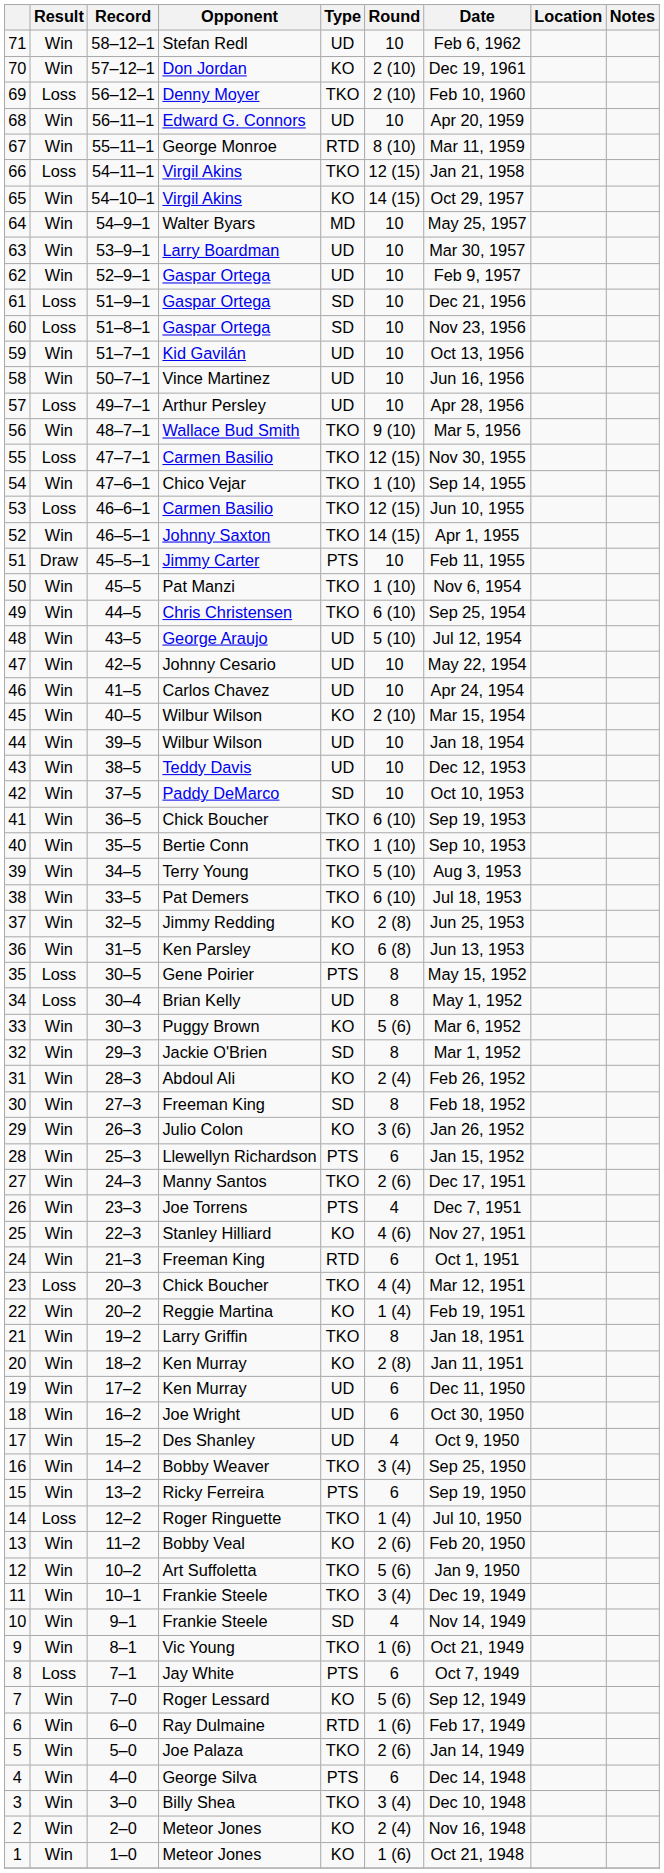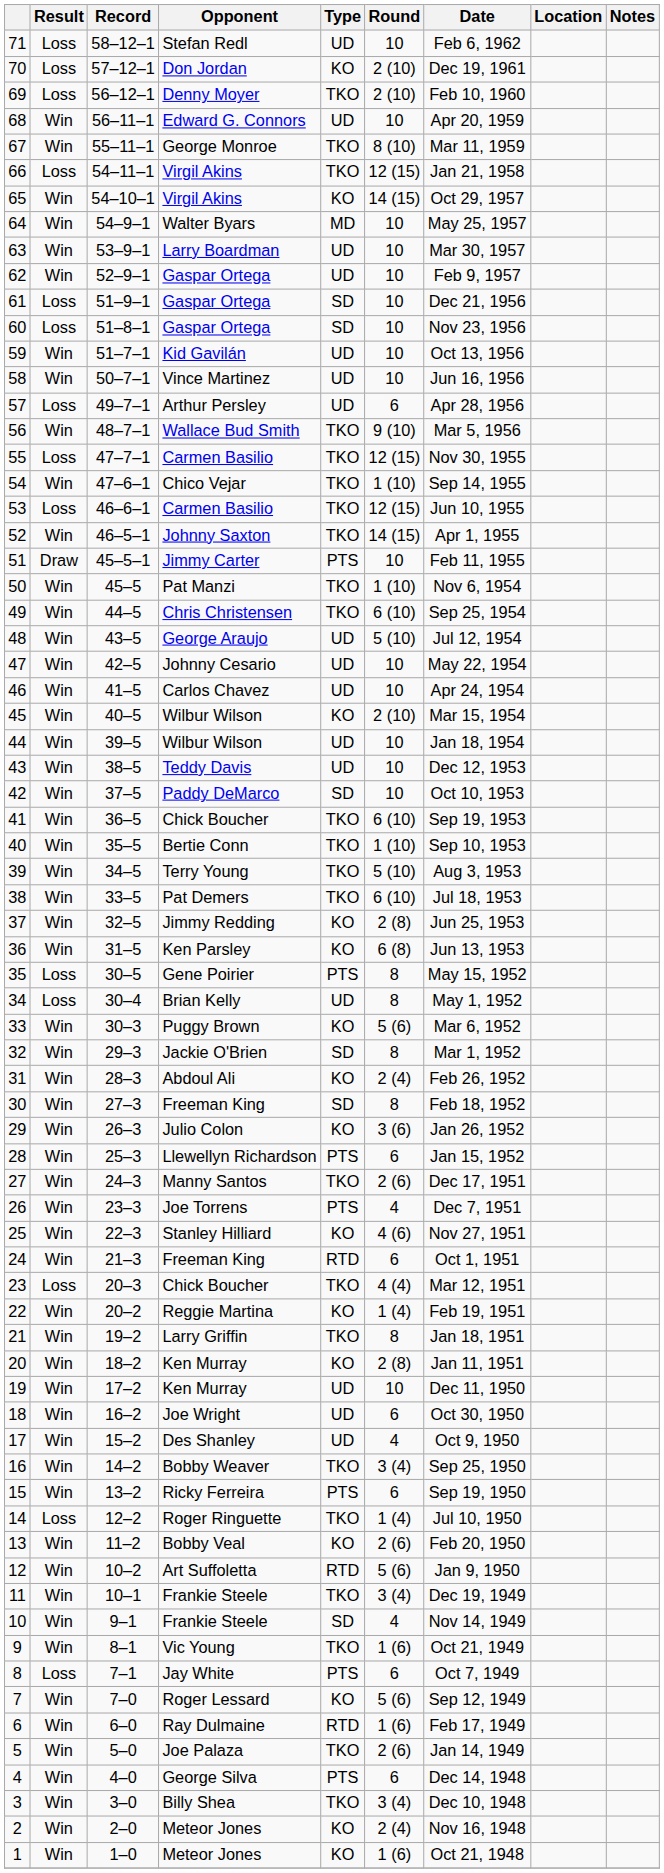(59, 43) Win -> (59, 43) Loss
(59, 69) Win -> (59, 69) Loss
(343, 146) RTD -> (343, 146) TKO
(394, 405) 10 -> (394, 405) 6
(394, 1389) 6 -> (394, 1389) 10
(343, 1570) TKO -> (343, 1570) RTD
